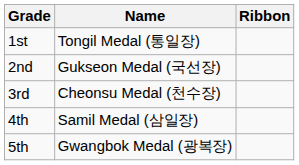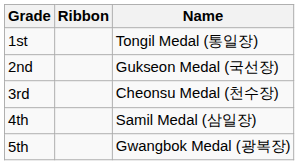columns swapped: (145, 16) <-> (265, 16)
